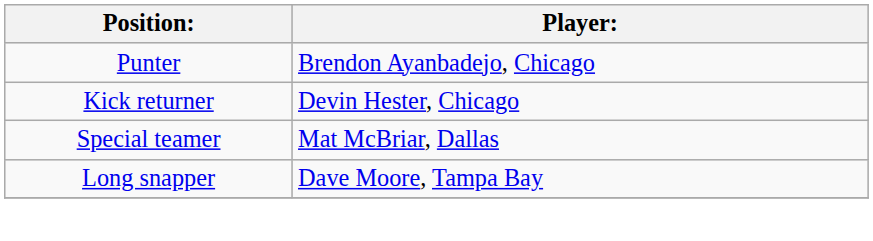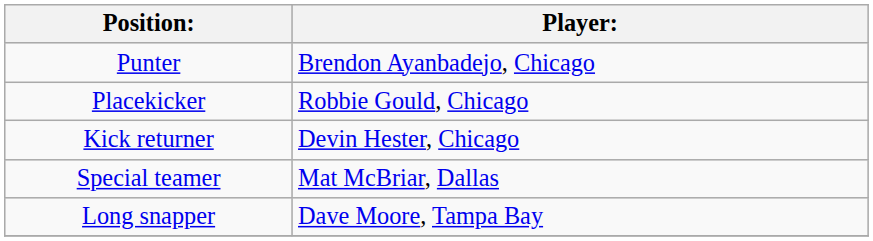+ row: (149, 100)
